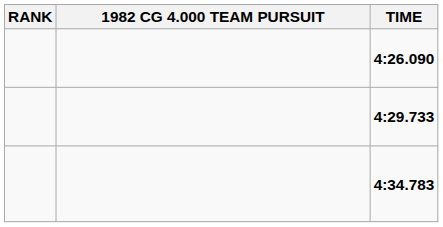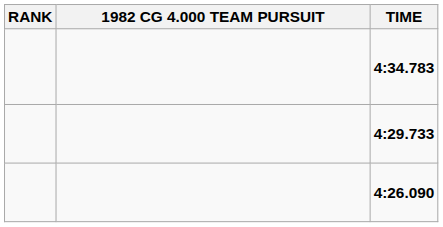rows swapped: (404, 58) <-> (404, 184)
